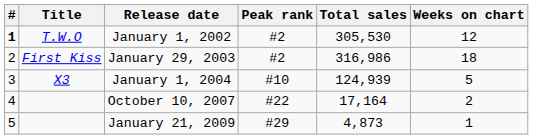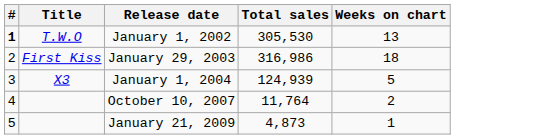- column: (277, 15)
(469, 37) 12 -> (391, 37) 13
(363, 102) 17,164 -> (285, 102) 11,764
